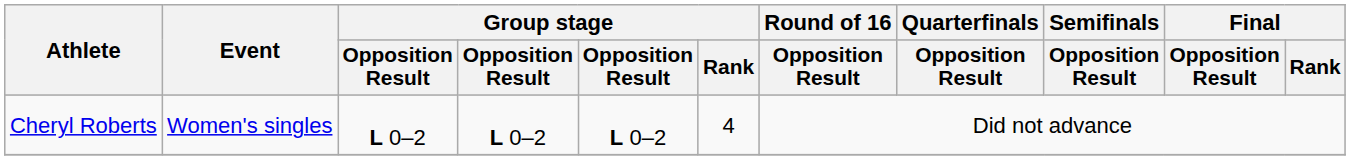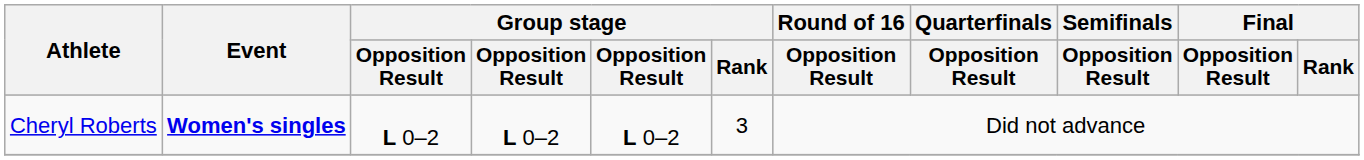(250, 125) normal -> (256, 125) bold
(729, 125) 4 -> (742, 125) 3
